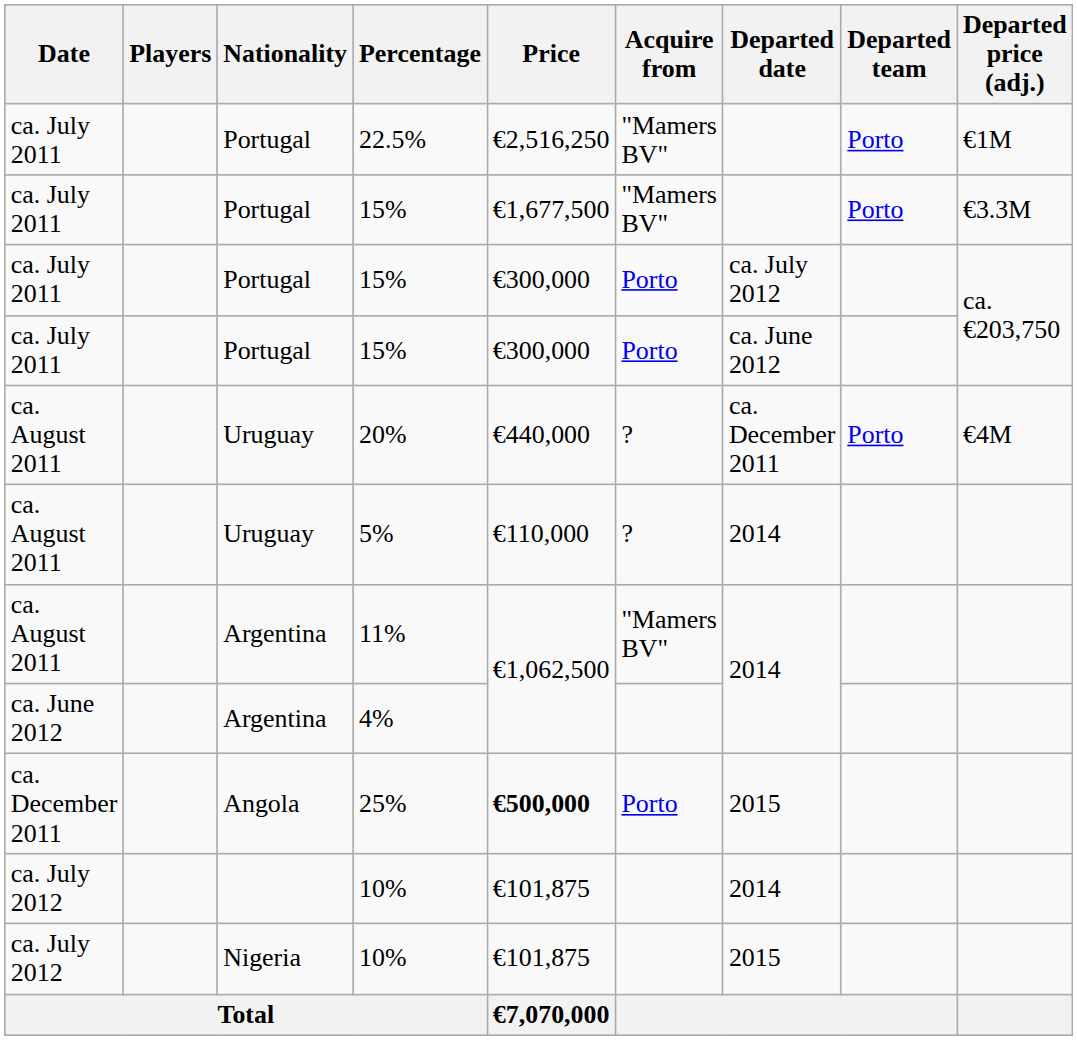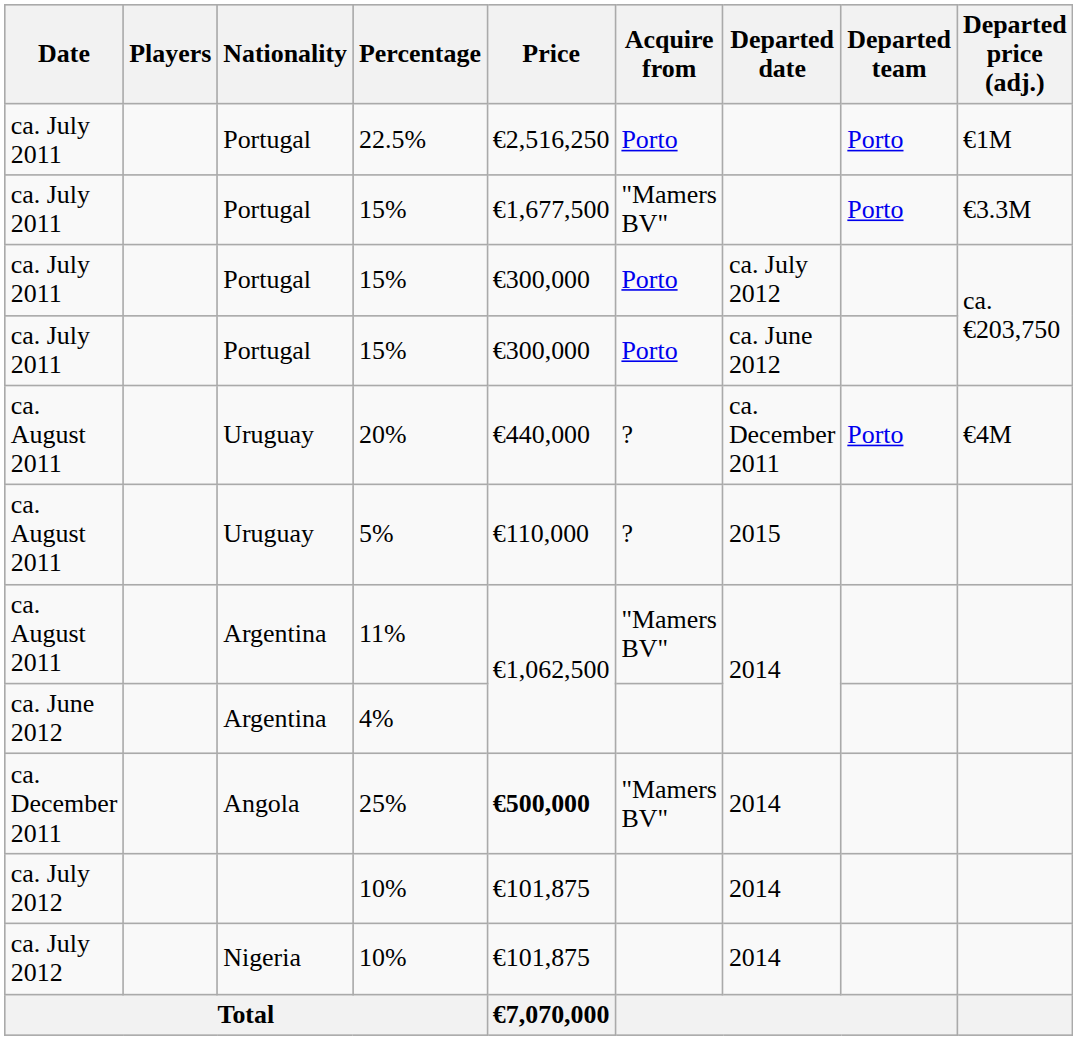(669, 139) "Mamers BV" -> (650, 139) Porto
(755, 534) 2014 -> (755, 534) 2015
(650, 803) Porto -> (669, 803) "Mamers BV"
(755, 803) 2015 -> (755, 803) 2014
(755, 958) 2015 -> (755, 958) 2014
